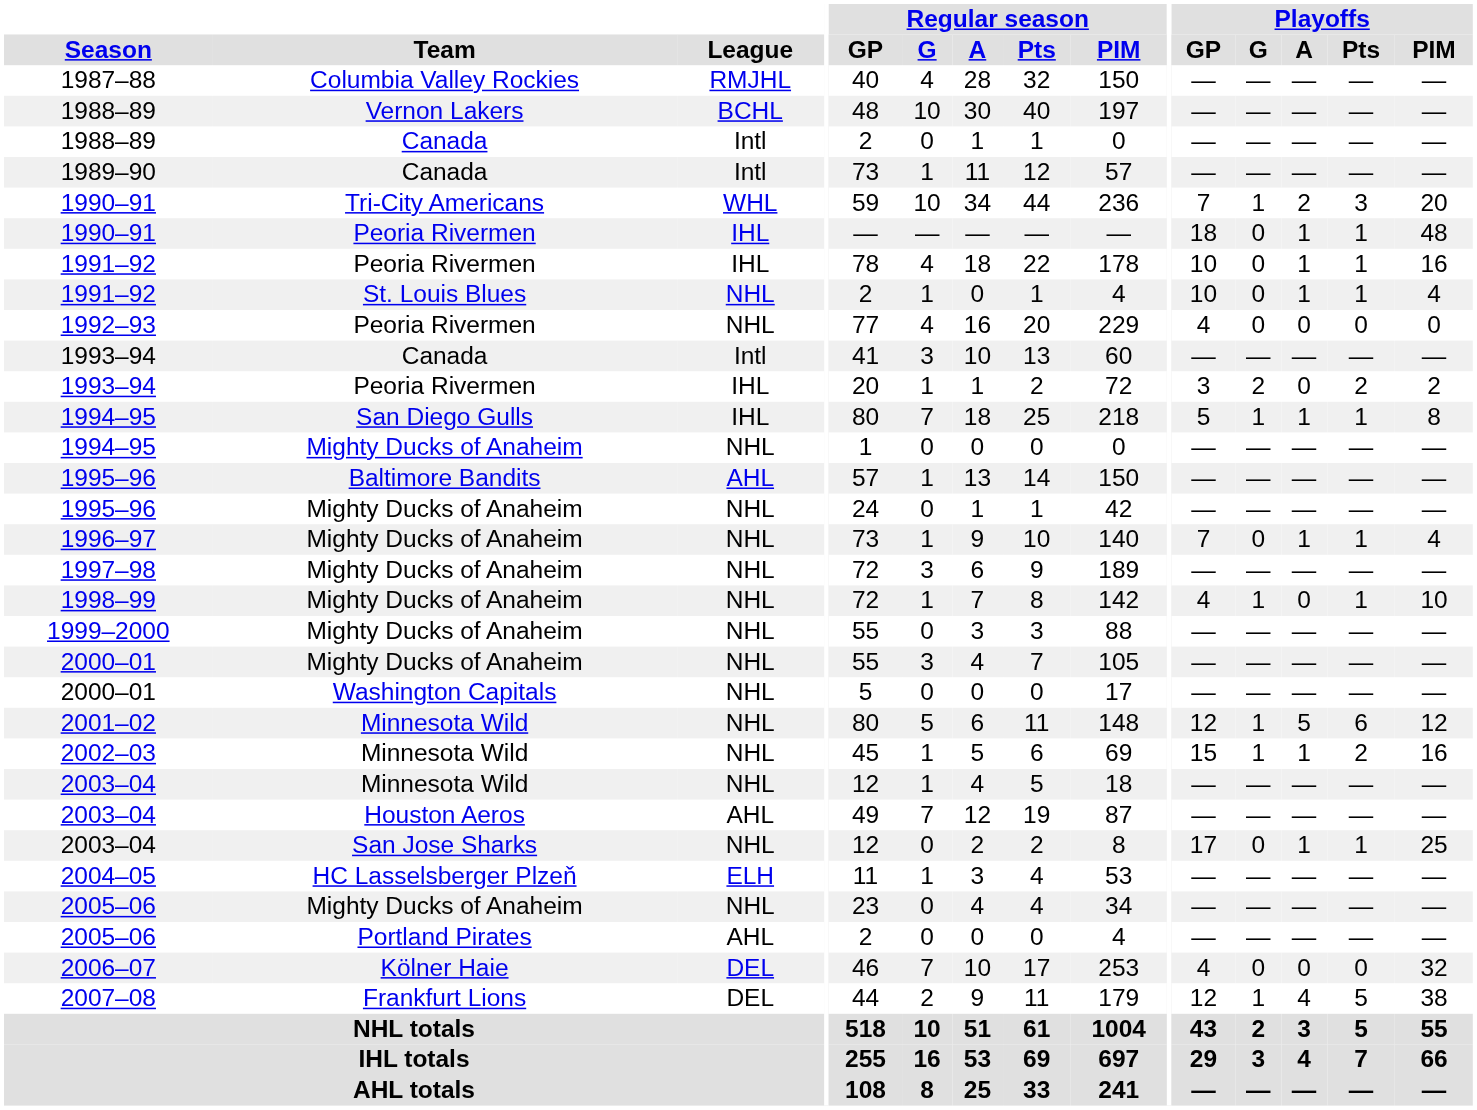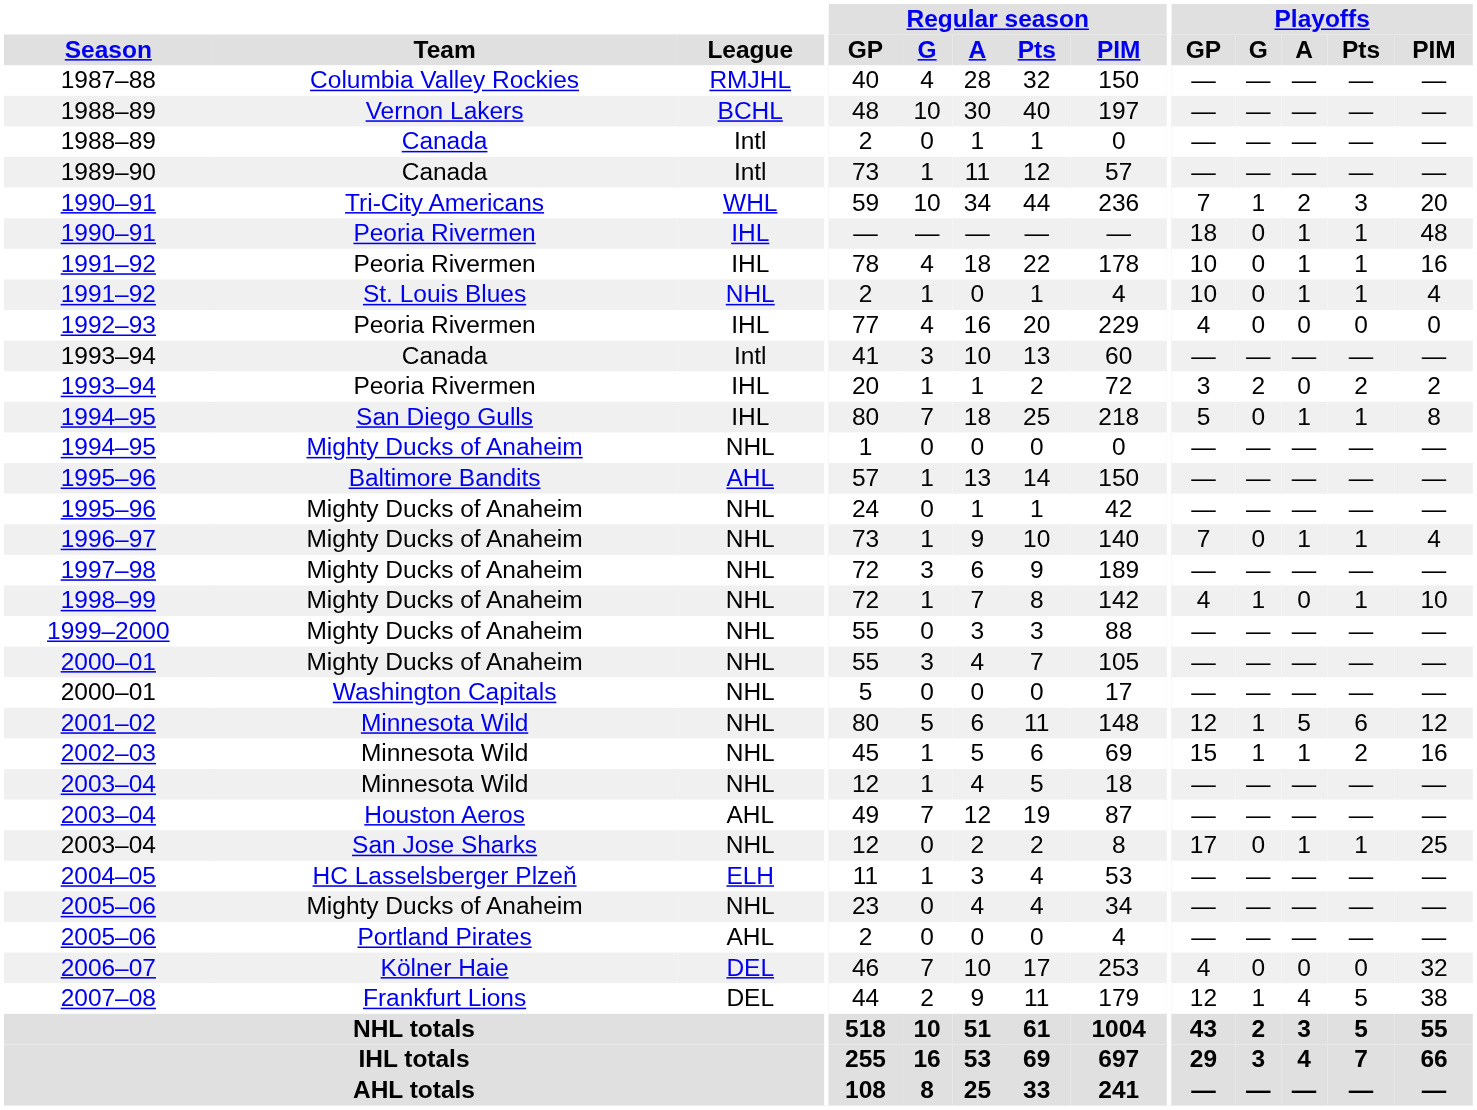(750, 325) NHL -> (750, 325) IHL
(1258, 416) 1 -> (1258, 416) 0
